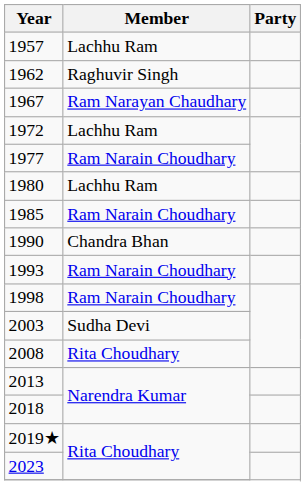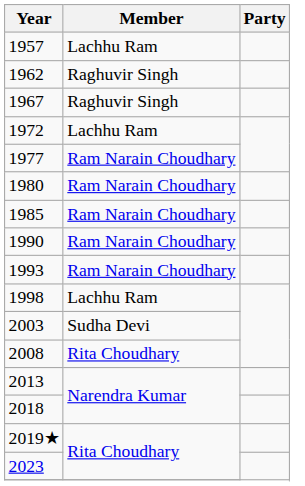(157, 102) Ram Narayan Chaudhary -> (123, 102) Raghuvir Singh
(113, 185) Lachhu Ram -> (151, 185) Ram Narain Choudhary
(118, 241) Chandra Bhan -> (151, 241) Ram Narain Choudhary
(151, 297) Ram Narain Choudhary -> (113, 297) Lachhu Ram
